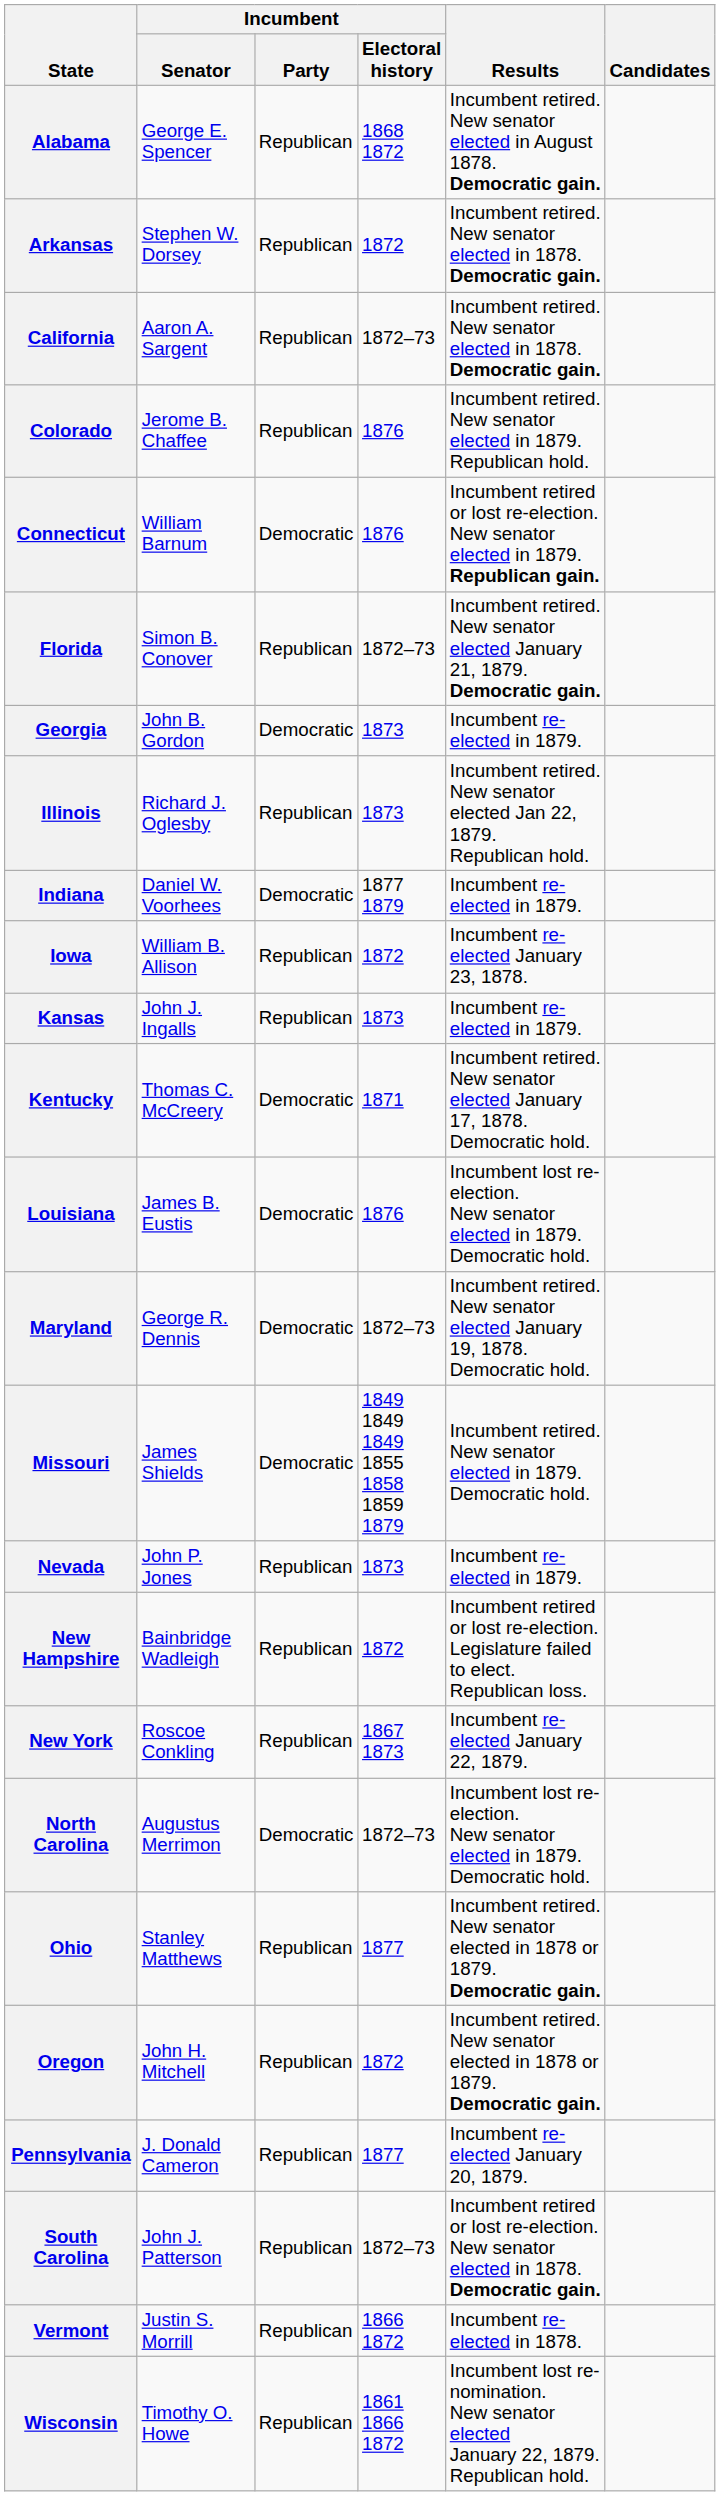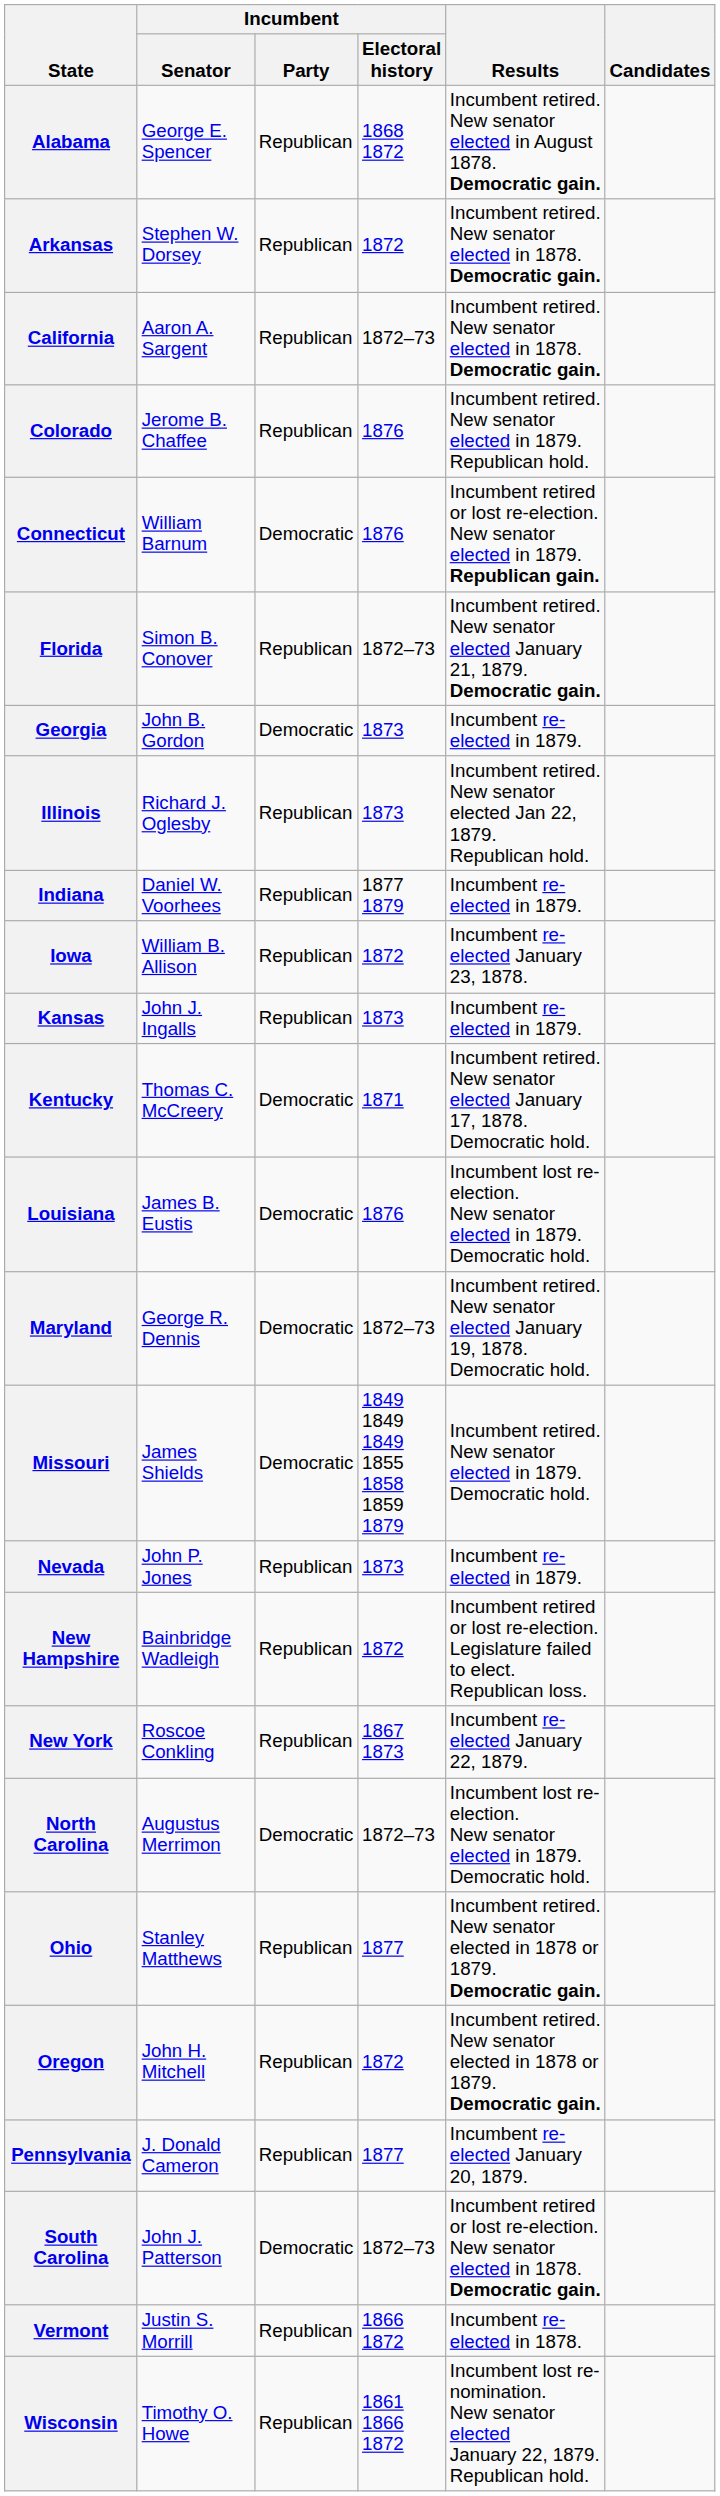(306, 895) Democratic -> (306, 895) Republican
(306, 2248) Republican -> (306, 2248) Democratic
